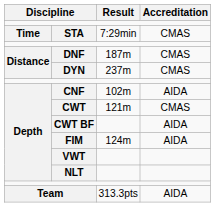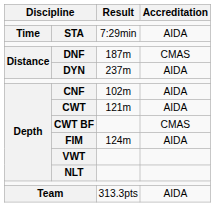(175, 33) CMAS -> (175, 33) AIDA
(175, 70) CMAS -> (175, 70) AIDA
(175, 107) CMAS -> (175, 107) AIDA
(175, 124) AIDA -> (175, 124) CMAS
